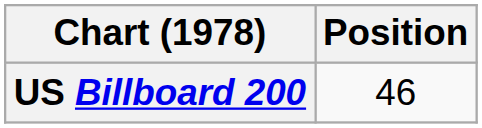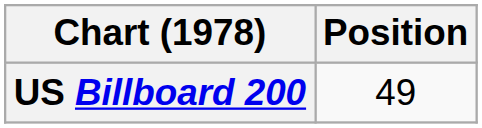(396, 92) 46 -> (396, 92) 49
